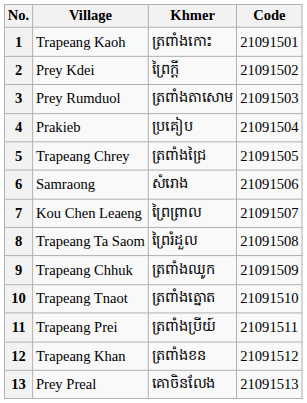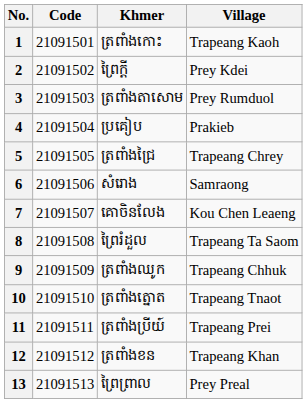columns swapped: (269, 16) <-> (90, 16)
(177, 212) ព្រៃព្រាល -> (133, 212) គោចិនលែង
(184, 383) គោចិនលែង -> (126, 383) ព្រៃព្រាល
